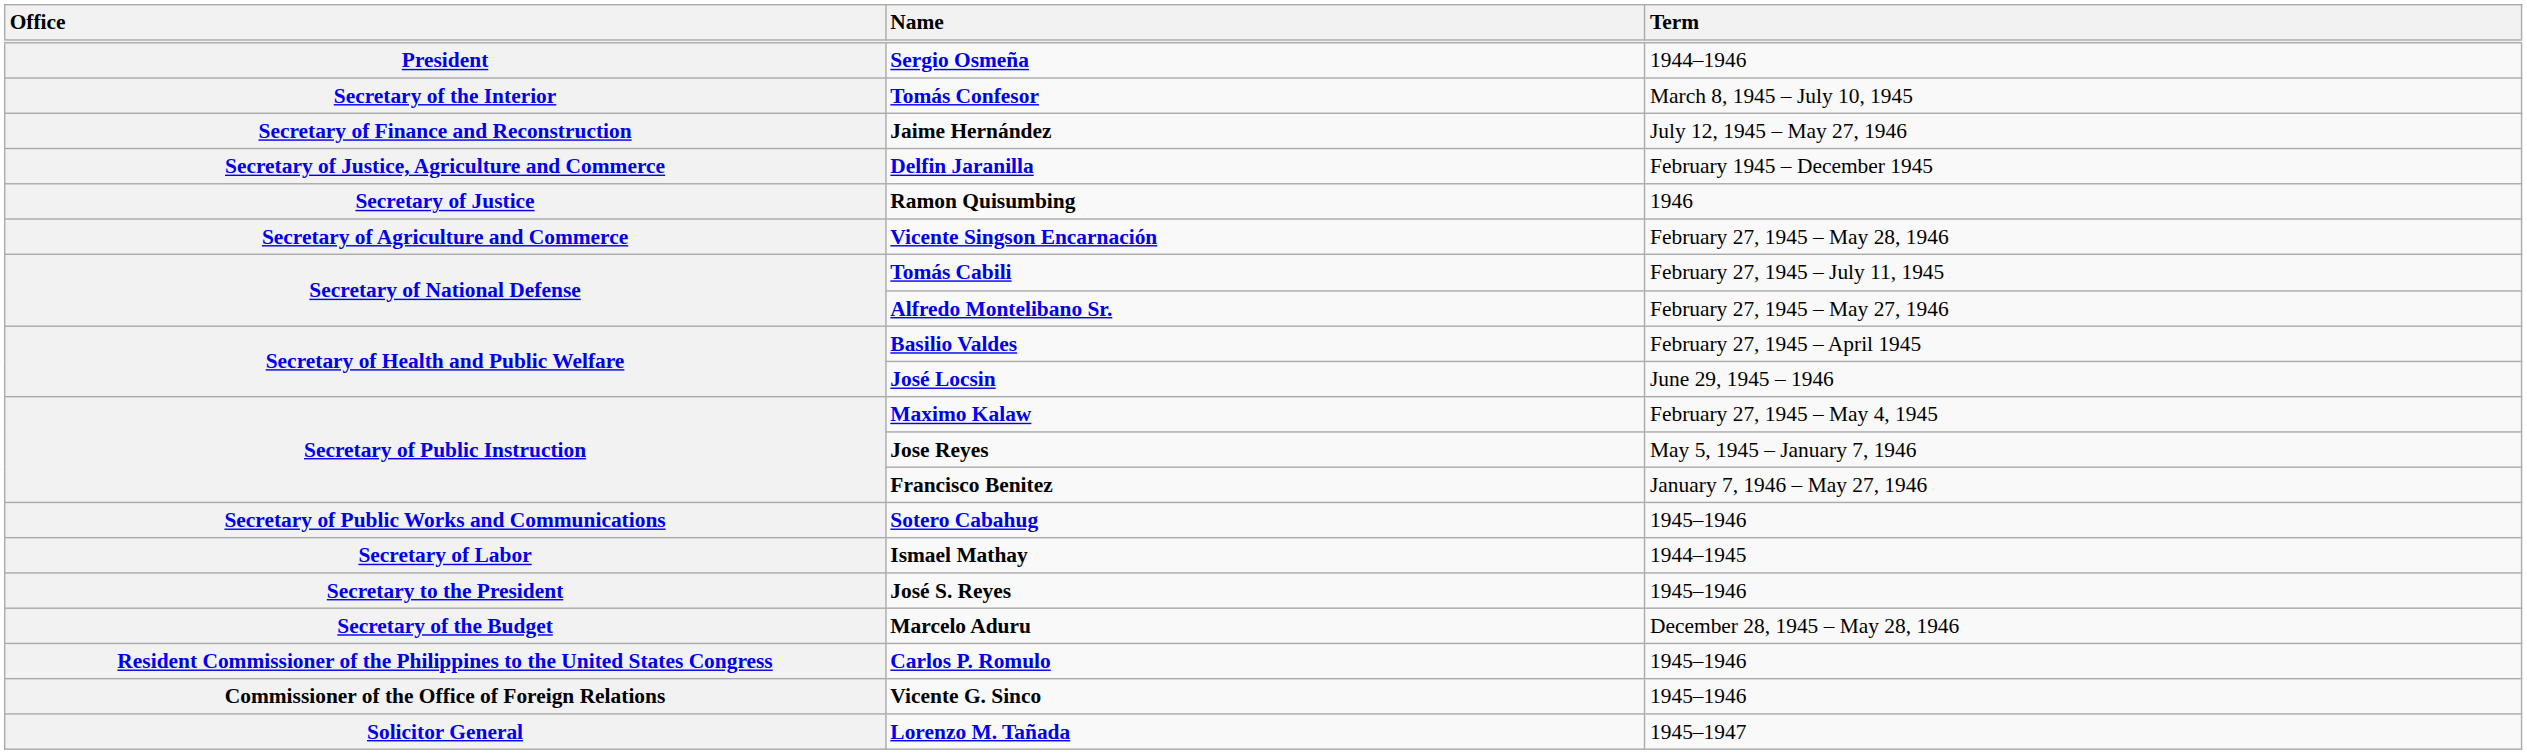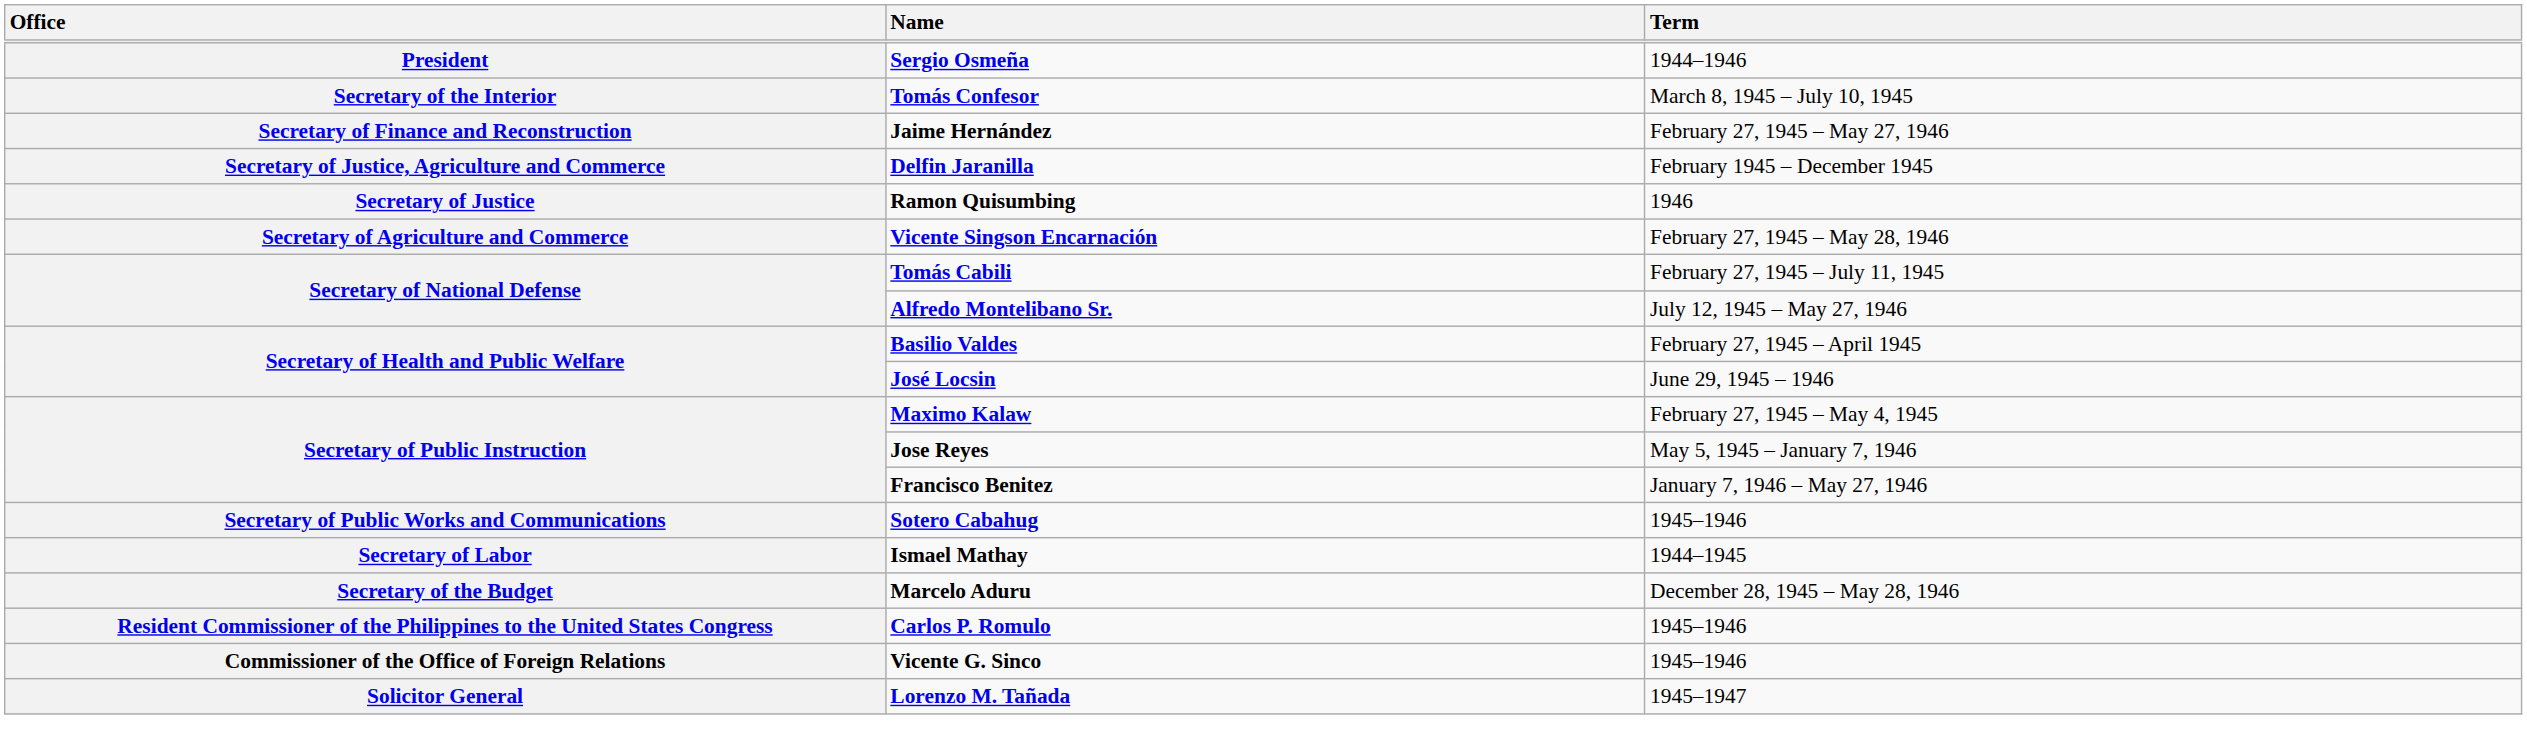(1779, 131) July 12, 1945 – May 27, 1946 -> (1799, 131) February 27, 1945 – May 27, 1946
(1799, 307) February 27, 1945 – May 27, 1946 -> (1779, 307) July 12, 1945 – May 27, 1946
- row: (951, 590)
